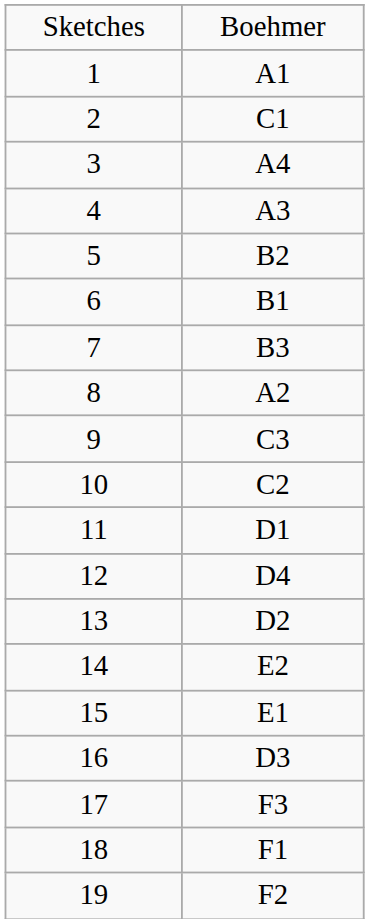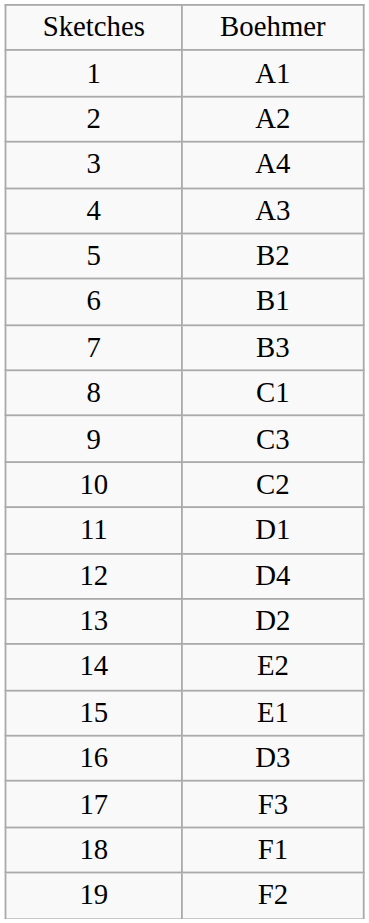(273, 118) C1 -> (273, 118) A2
(273, 392) A2 -> (273, 392) C1
